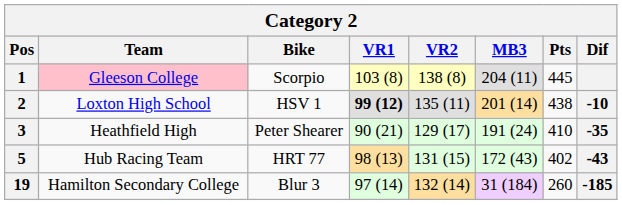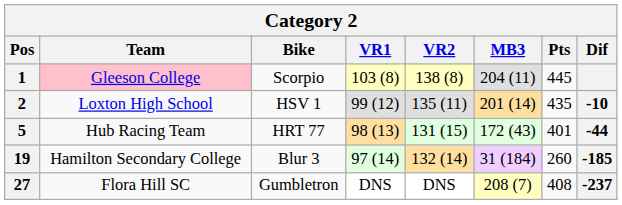(379, 103) bold -> (375, 103) normal
(560, 103) 438 -> (559, 103) 435
- row: (22, 131)
(560, 158) 402 -> (559, 131) 401
(597, 158) -43 -> (597, 131) -44
+ row: (22, 185)
